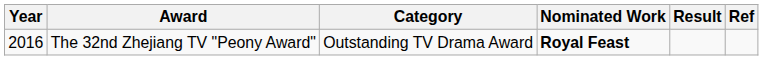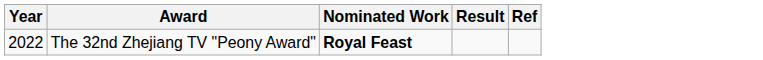- column: (428, 17)
(26, 42) 2016 -> (26, 42) 2022
